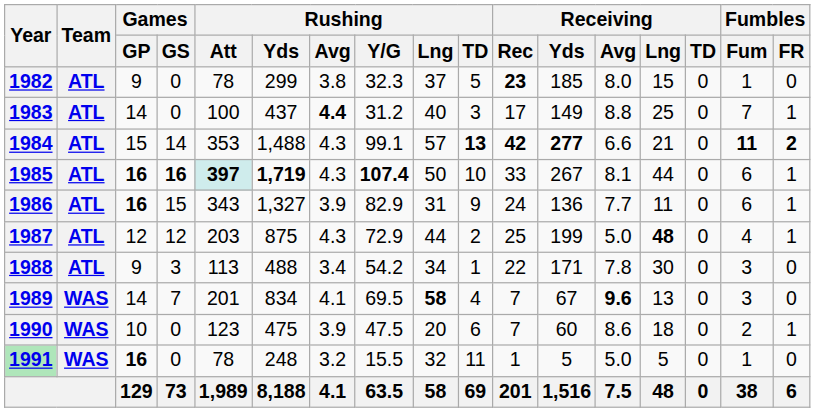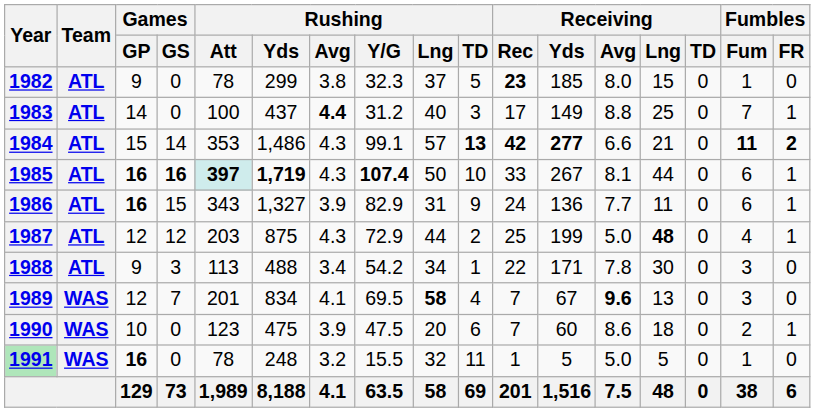(281, 143) 1,488 -> (281, 143) 1,486
(136, 298) 14 -> (136, 298) 12
